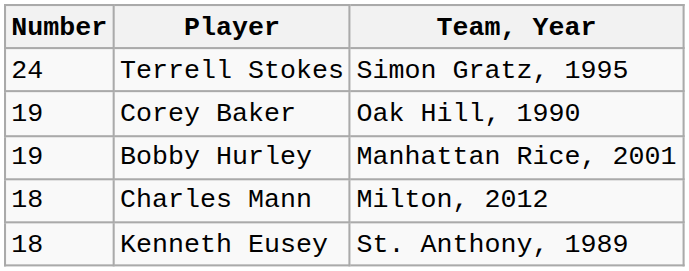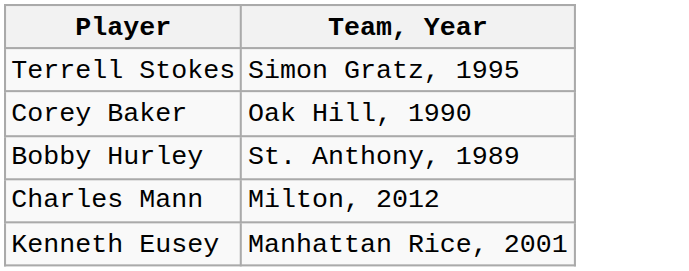- column: (59, 27)
(517, 157) Manhattan Rice, 2001 -> (384, 157) St. Anthony, 1989
(493, 244) St. Anthony, 1989 -> (408, 244) Manhattan Rice, 2001
